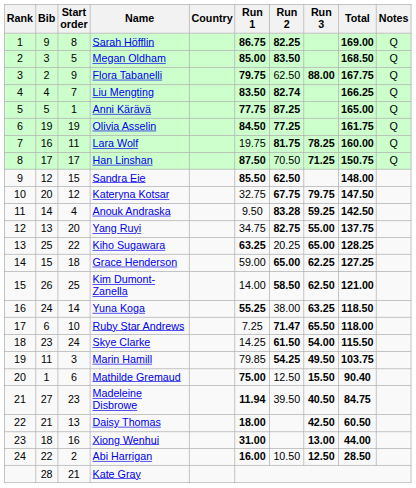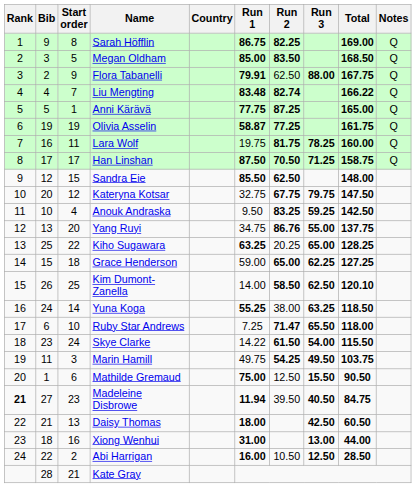(252, 76) 79.75 -> (252, 76) 79.91
(252, 93) 83.50 -> (252, 93) 83.48
(357, 93) 166.25 -> (357, 93) 166.22
(252, 127) 84.50 -> (252, 127) 58.87
(287, 161) normal -> (287, 161) bold
(357, 161) 150.75 -> (357, 161) 158.75
(47, 212) 14 -> (47, 212) 10
(287, 212) 83.28 -> (287, 212) 83.25
(287, 229) 82.75 -> (287, 229) 86.76
(357, 286) 121.00 -> (357, 286) 120.10
(252, 343) 14.25 -> (252, 343) 14.22
(252, 360) 79.85 -> (252, 360) 49.75
(357, 377) 90.40 -> (357, 377) 90.50
(20, 400) normal -> (20, 400) bold
